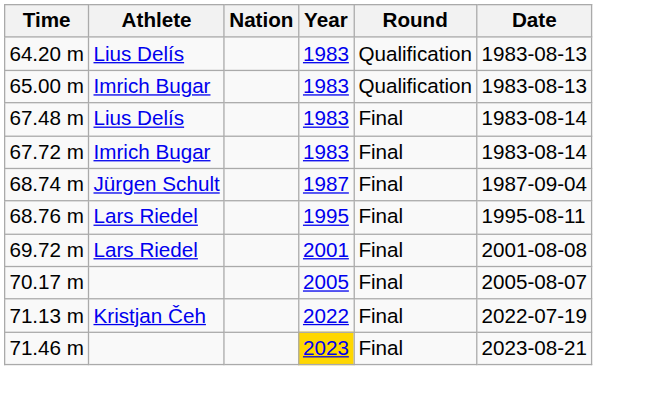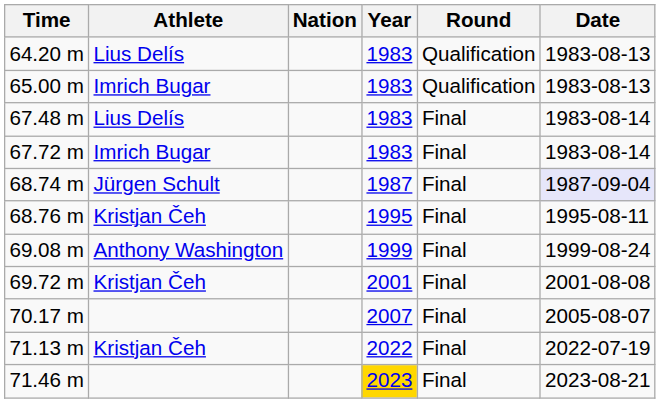(534, 184) no background -> (598, 184) lavender background
(146, 217) Lars Riedel -> (150, 217) Kristjan Čeh
+ row: (47, 250)
(146, 250) Lars Riedel -> (150, 282) Kristjan Čeh
(326, 282) 2005 -> (389, 315) 2007
